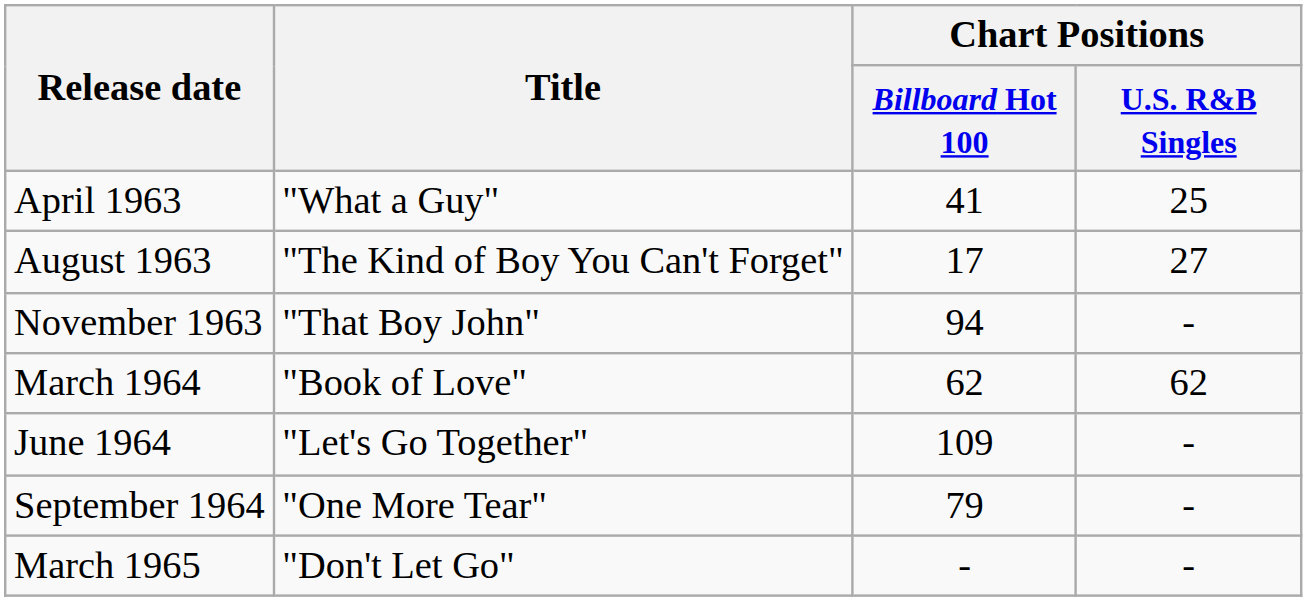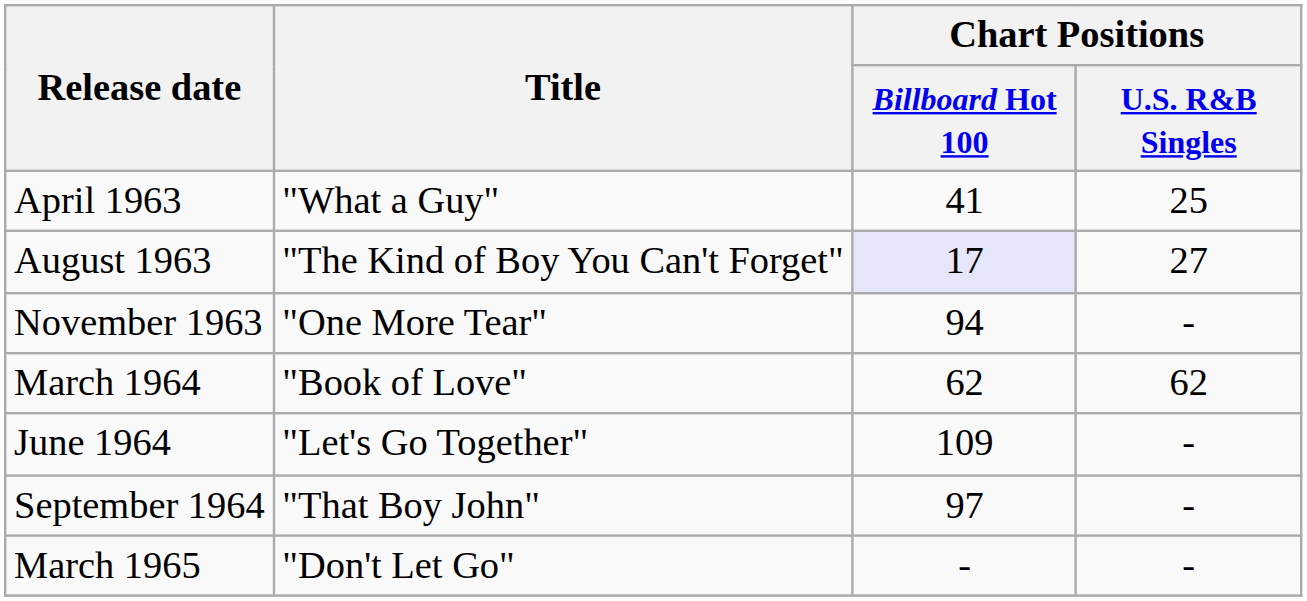(965, 260) no background -> (965, 260) lavender background
(411, 321) "That Boy John" -> (415, 321) "One More Tear"
(415, 504) "One More Tear" -> (411, 504) "That Boy John"
(965, 504) 79 -> (965, 504) 97
